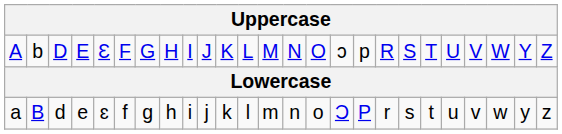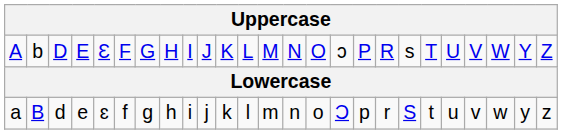(365, 50) p -> (365, 50) P
(410, 50) S -> (410, 50) s
(365, 112) P -> (365, 112) p
(410, 112) s -> (410, 112) S
